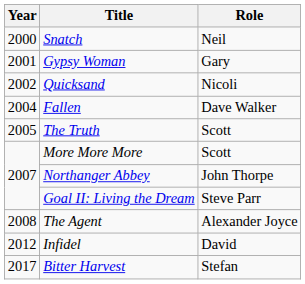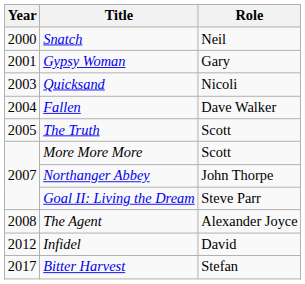(22, 84) 2002 -> (22, 84) 2003
